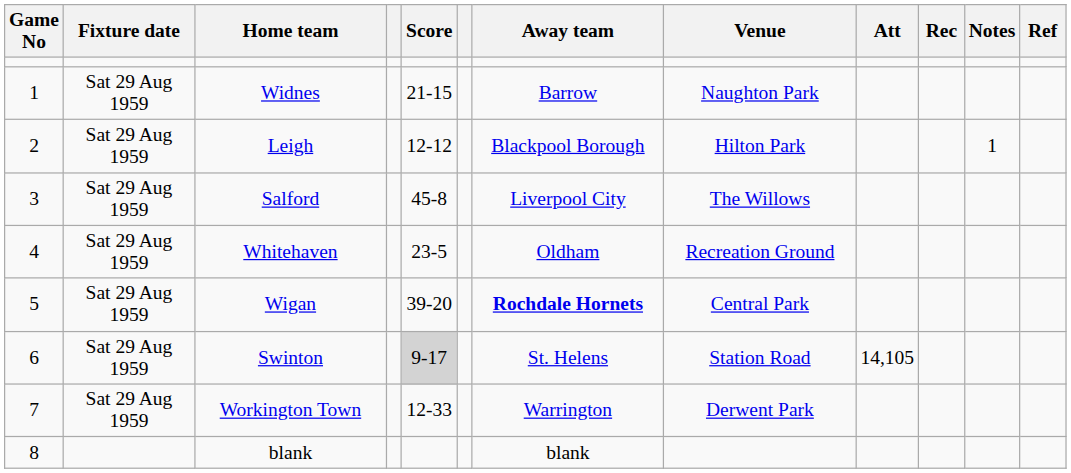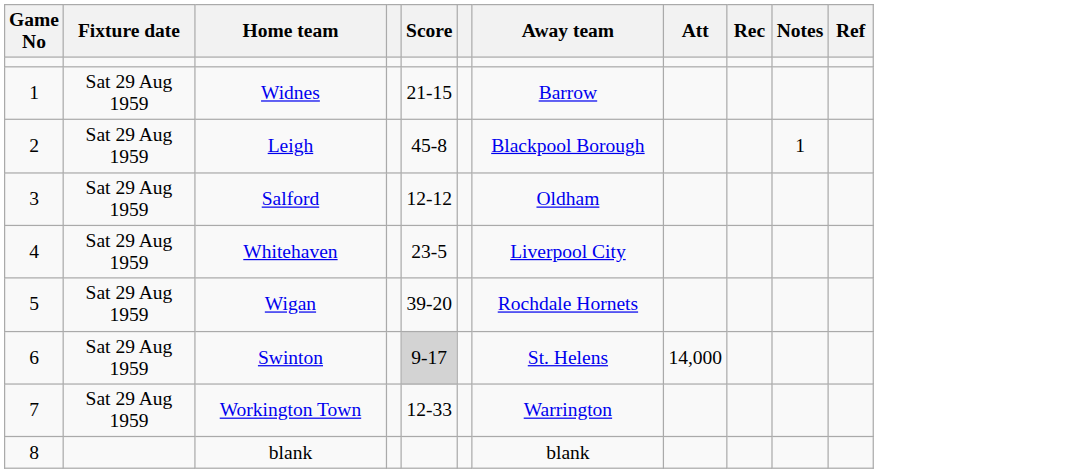- column: (760, 30)
(429, 145) 12-12 -> (429, 145) 45-8
(429, 198) 45-8 -> (429, 198) 12-12
(568, 198) Liverpool City -> (568, 198) Oldham
(568, 251) Oldham -> (568, 251) Liverpool City
(568, 304) bold -> (568, 304) normal
(887, 357) 14,105 -> (695, 357) 14,000
